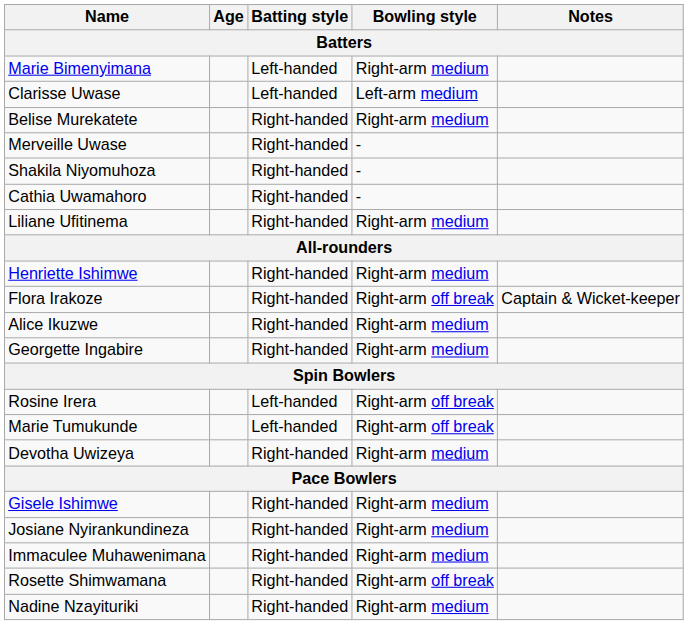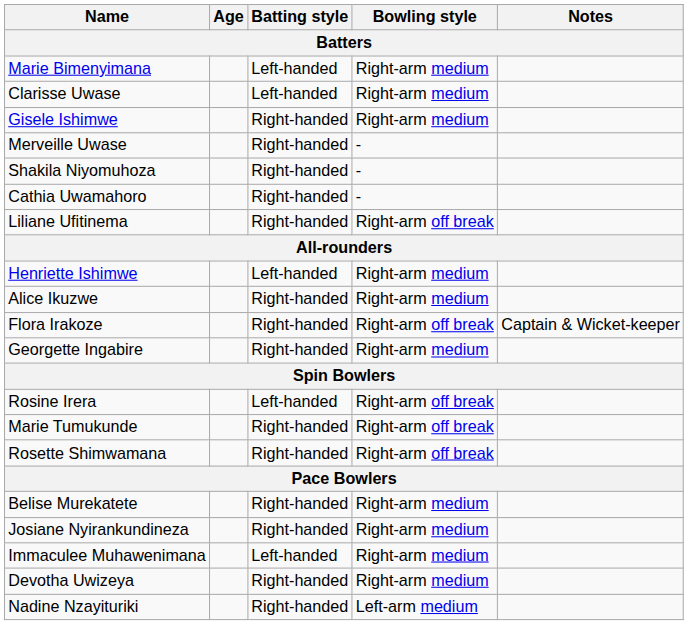(417, 94) Left-arm medium -> (422, 94) Right-arm medium
rows swapped: (63, 504) <-> (73, 119)
(422, 222) Right-arm medium -> (425, 222) Right-arm off break
(300, 273) Right-handed -> (294, 273) Left-handed
rows swapped: (53, 324) <-> (55, 299)
(294, 427) Left-handed -> (300, 427) Right-handed
rows swapped: (87, 581) <-> (71, 453)
(300, 555) Right-handed -> (294, 555) Left-handed
(422, 606) Right-arm medium -> (417, 606) Left-arm medium
